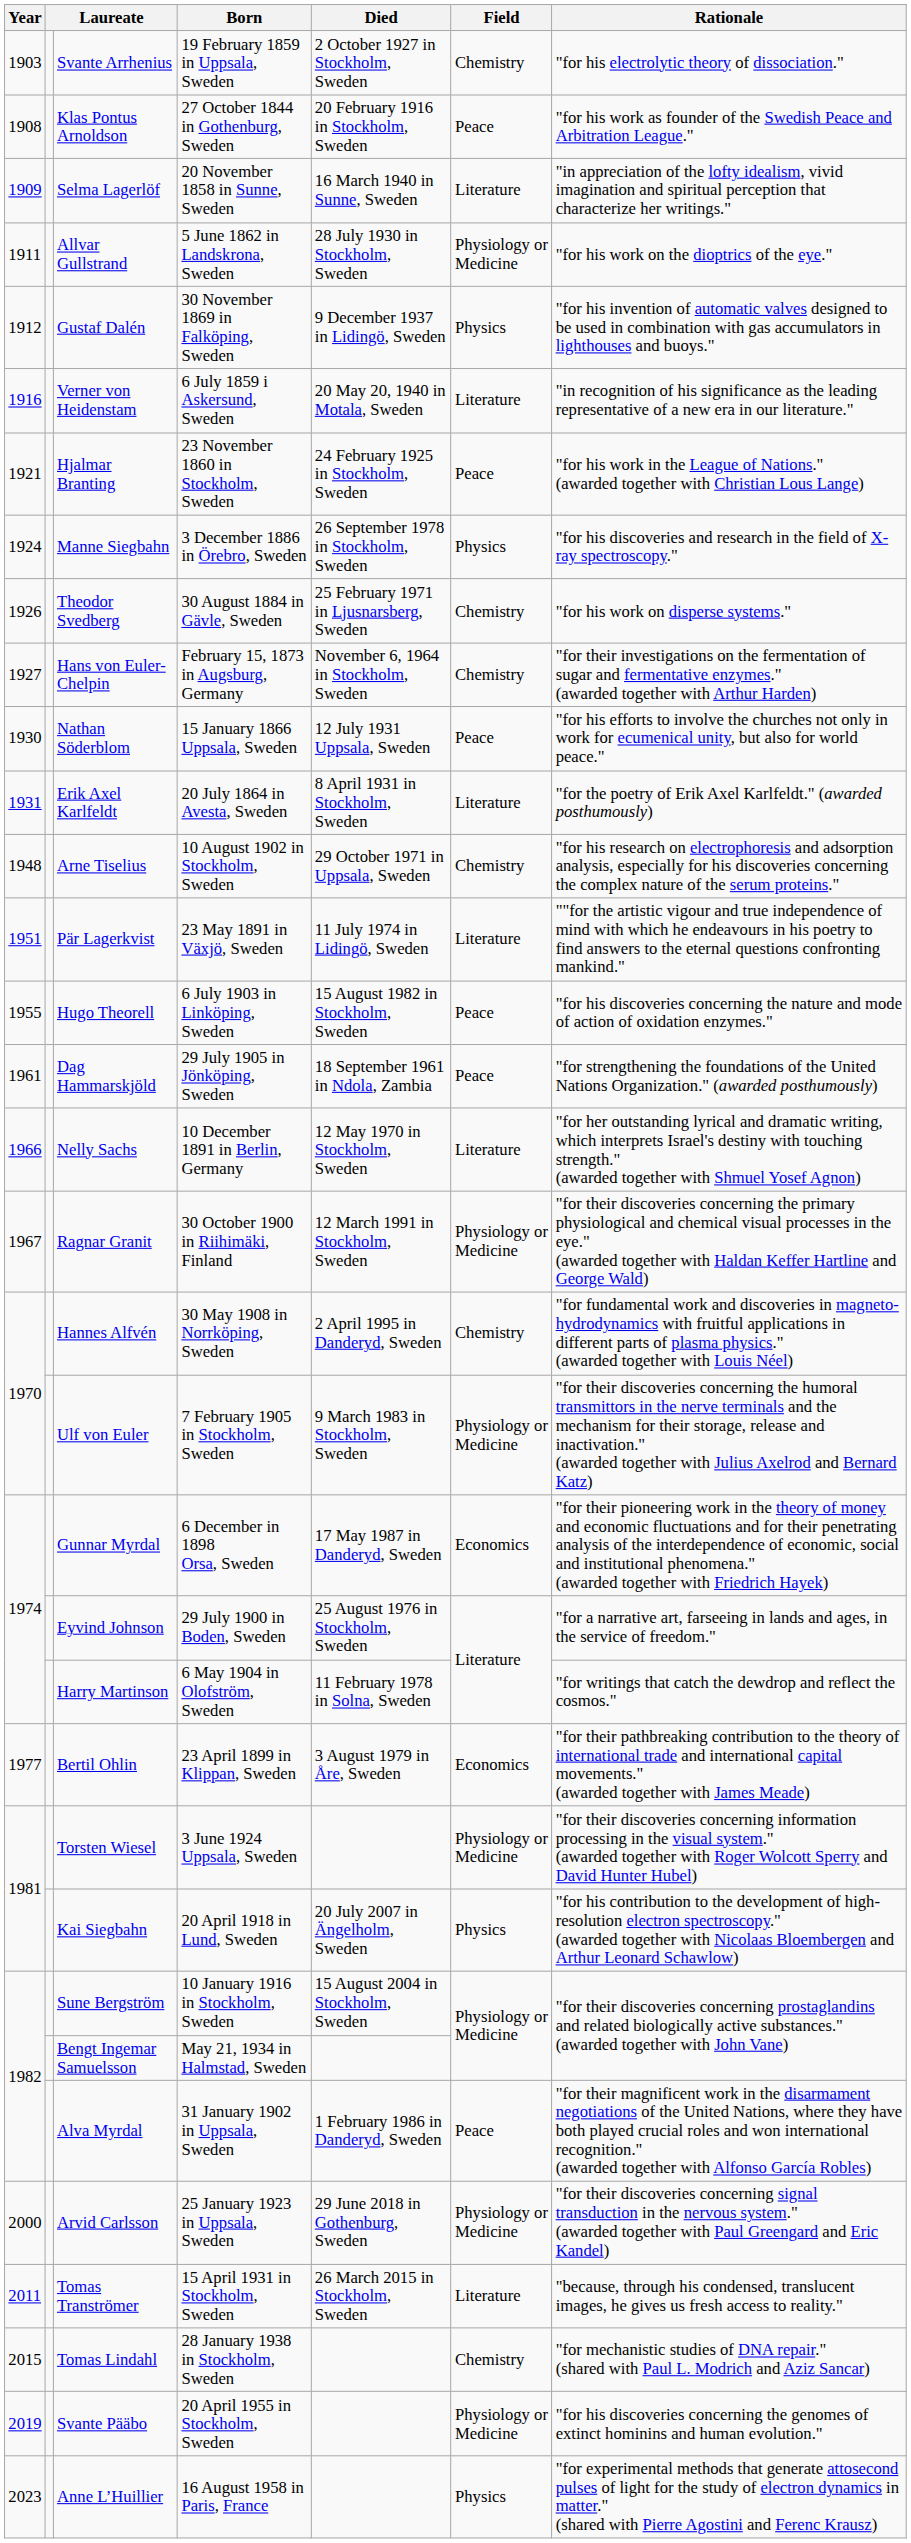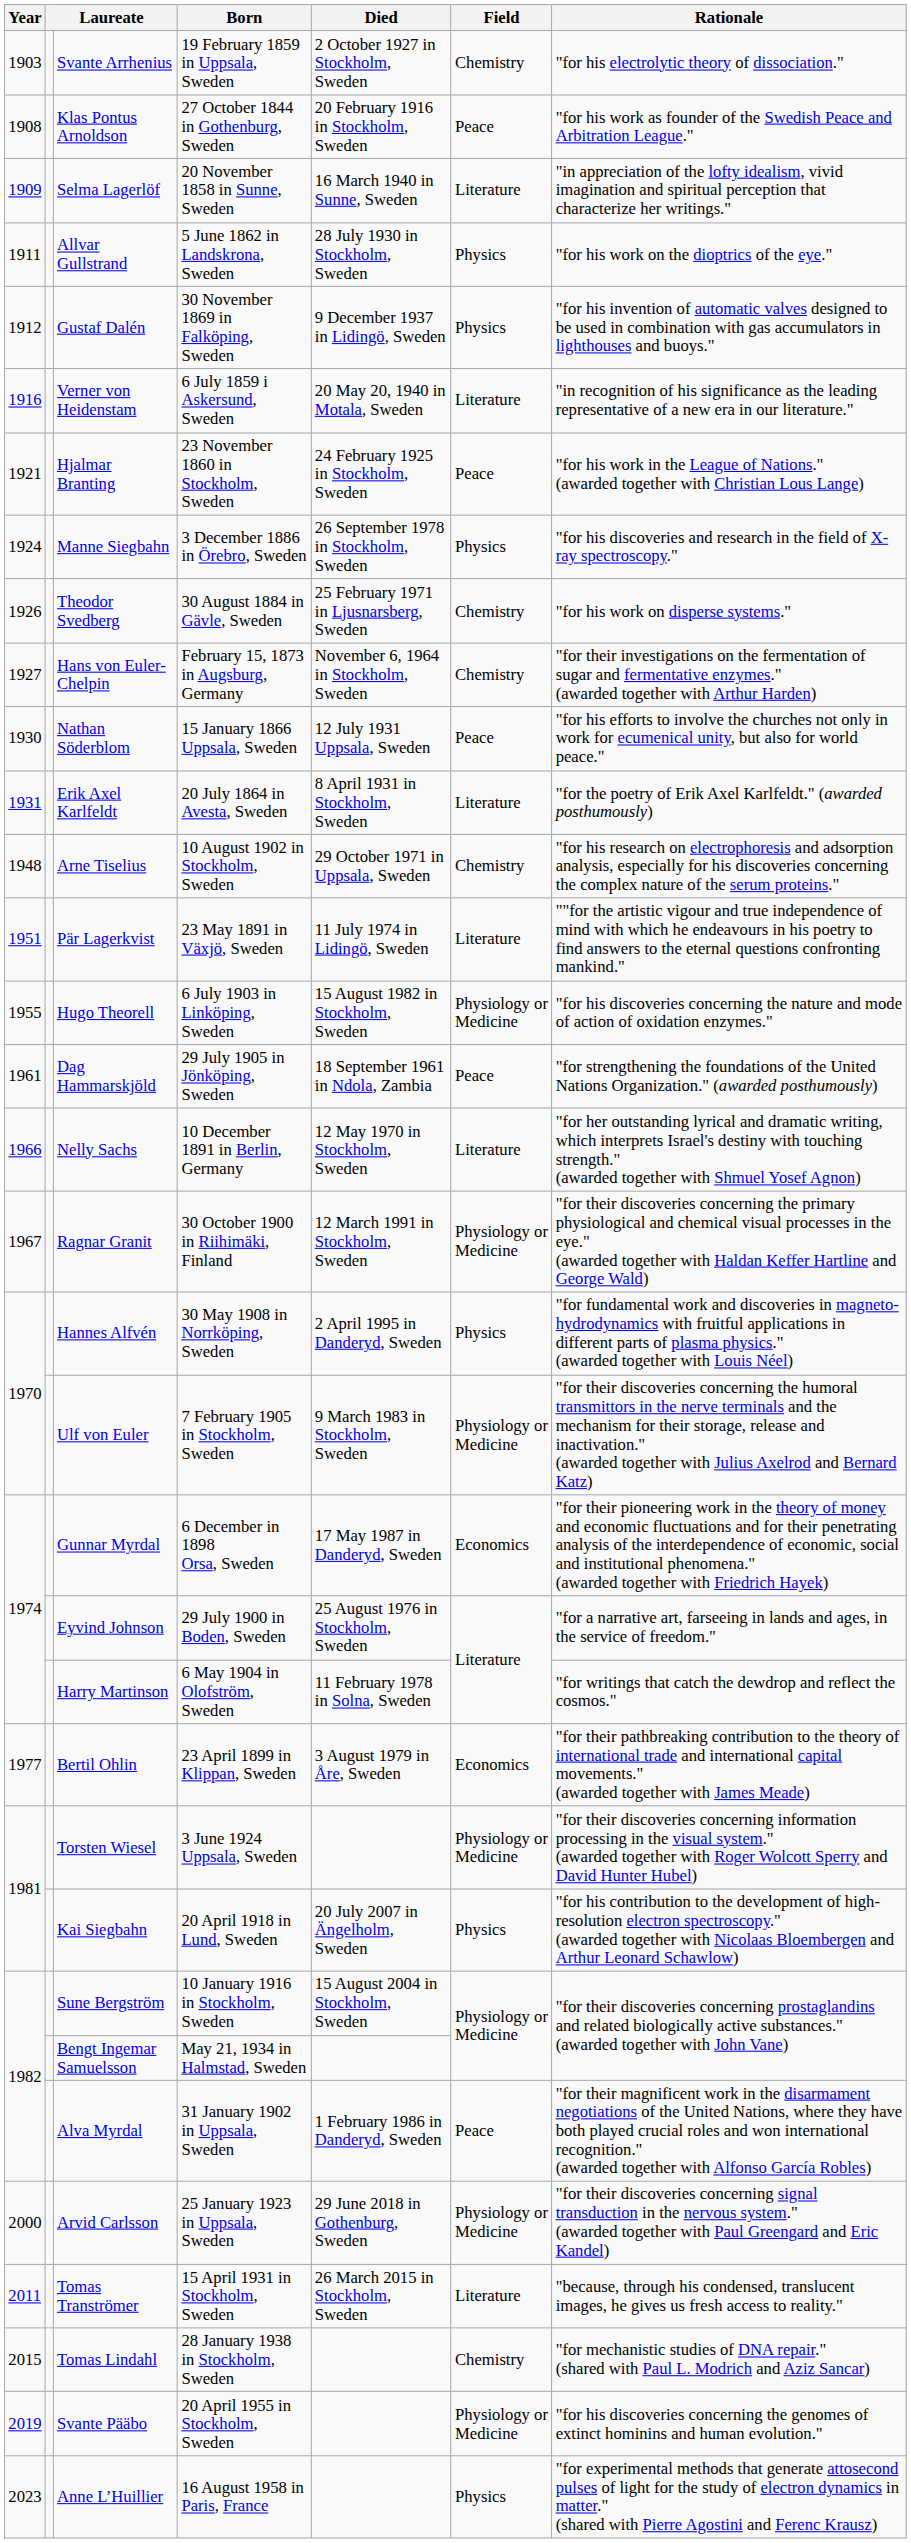(501, 254) Physiology or Medicine -> (480, 254) Physics
(474, 1012) Peace -> (501, 1012) Physiology or Medicine
(490, 1333) Chemistry -> (480, 1333) Physics
